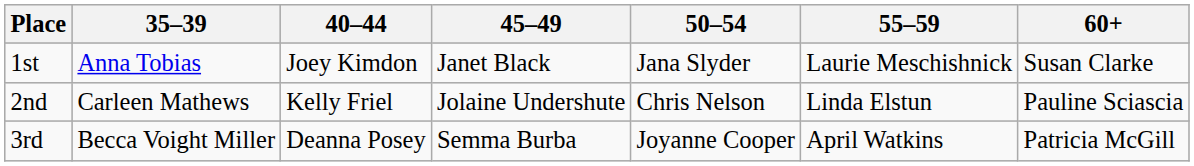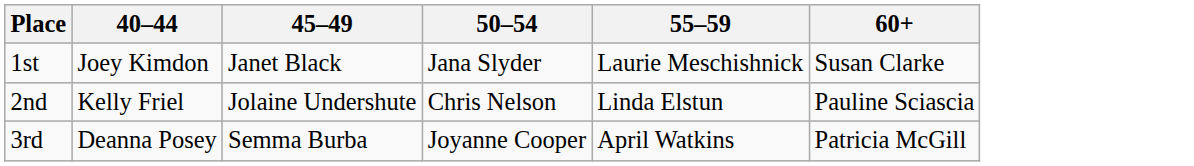- column: (176, 23)
